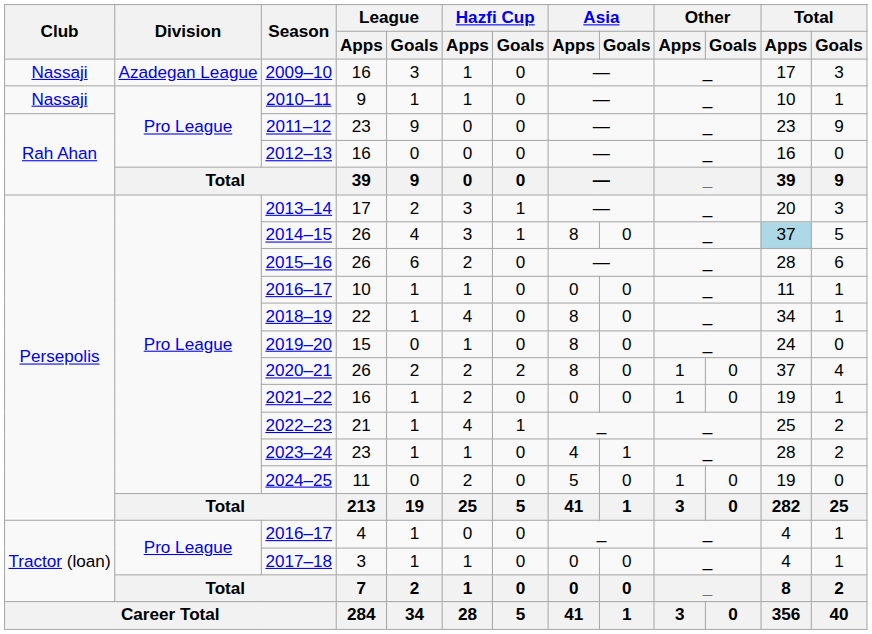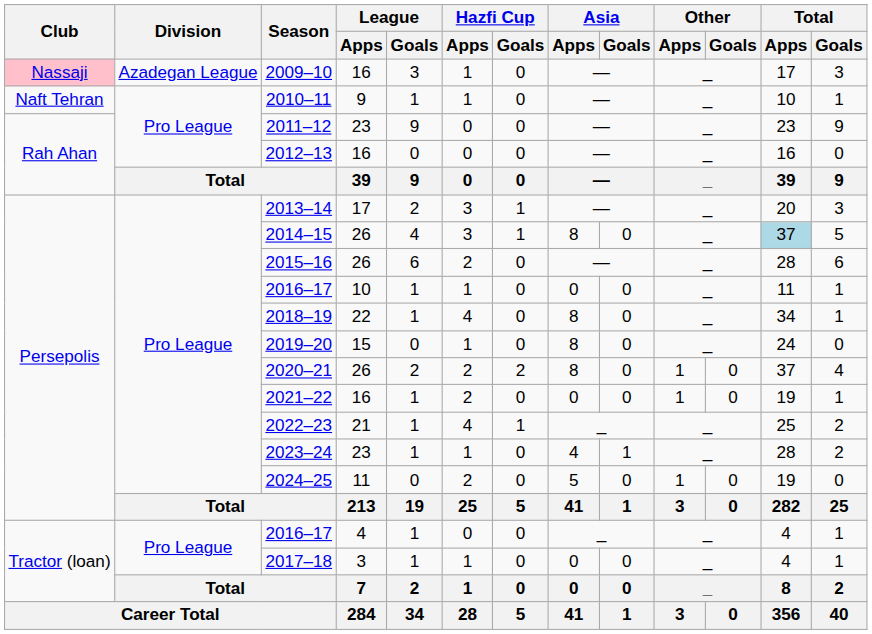(60, 72) no background -> (60, 72) pink background
(60, 99) Nassaji -> (60, 99) Naft Tehran
